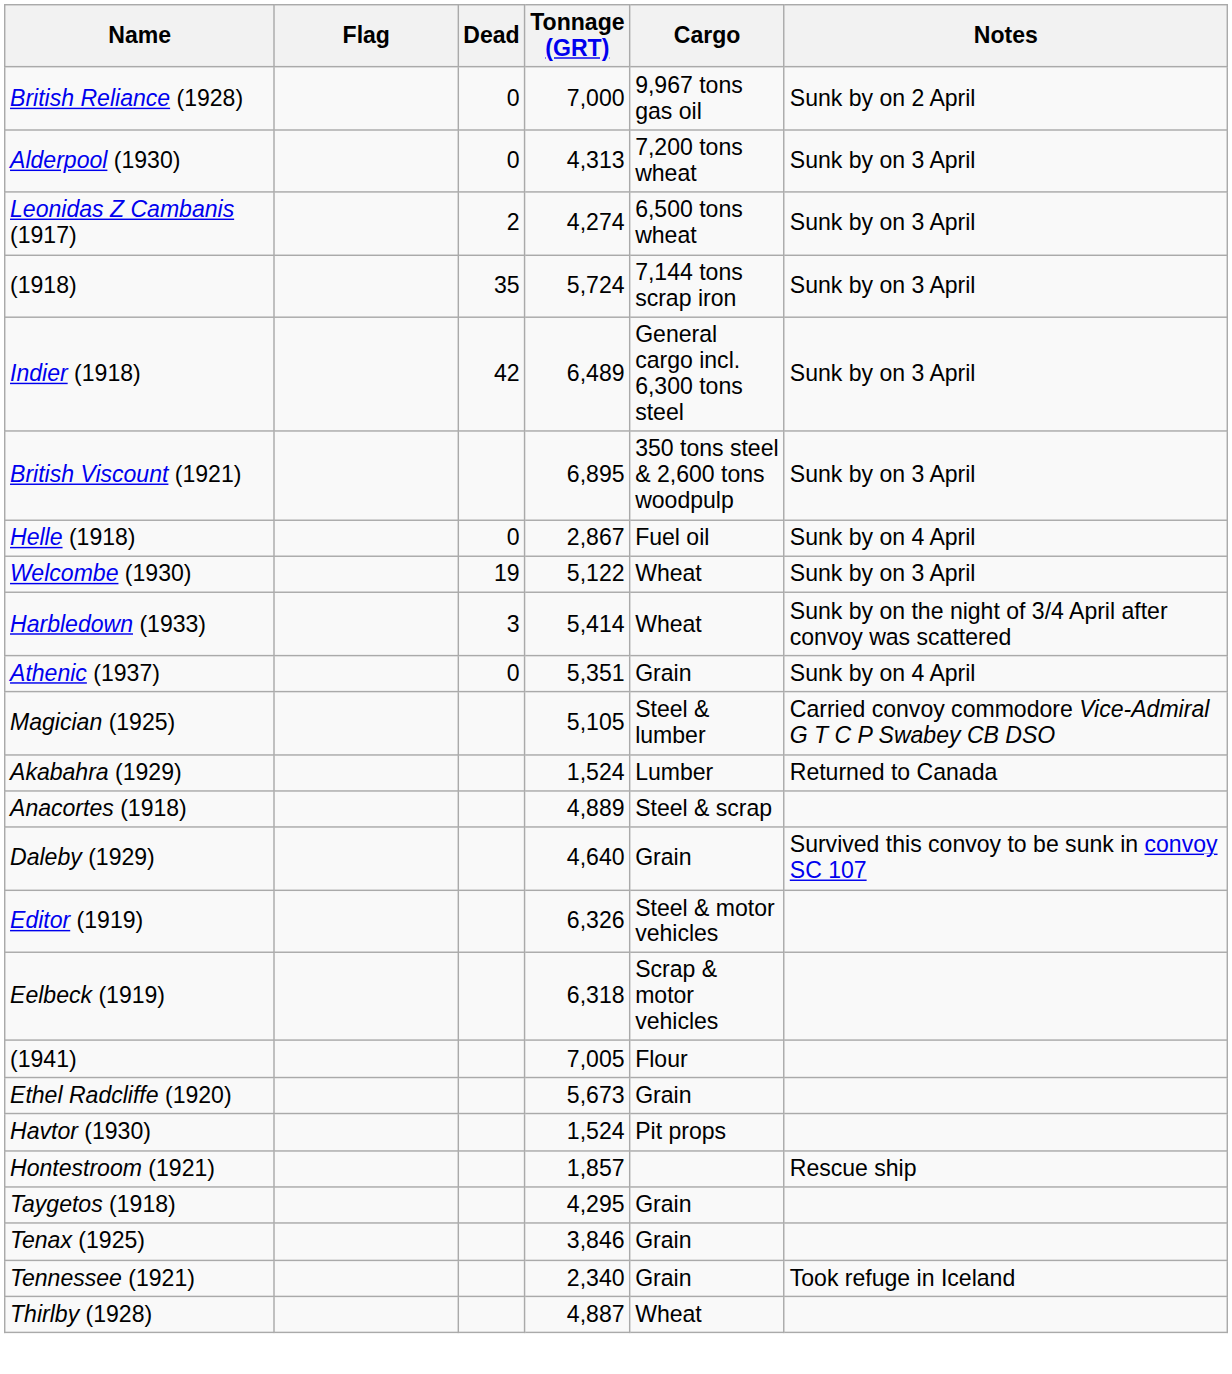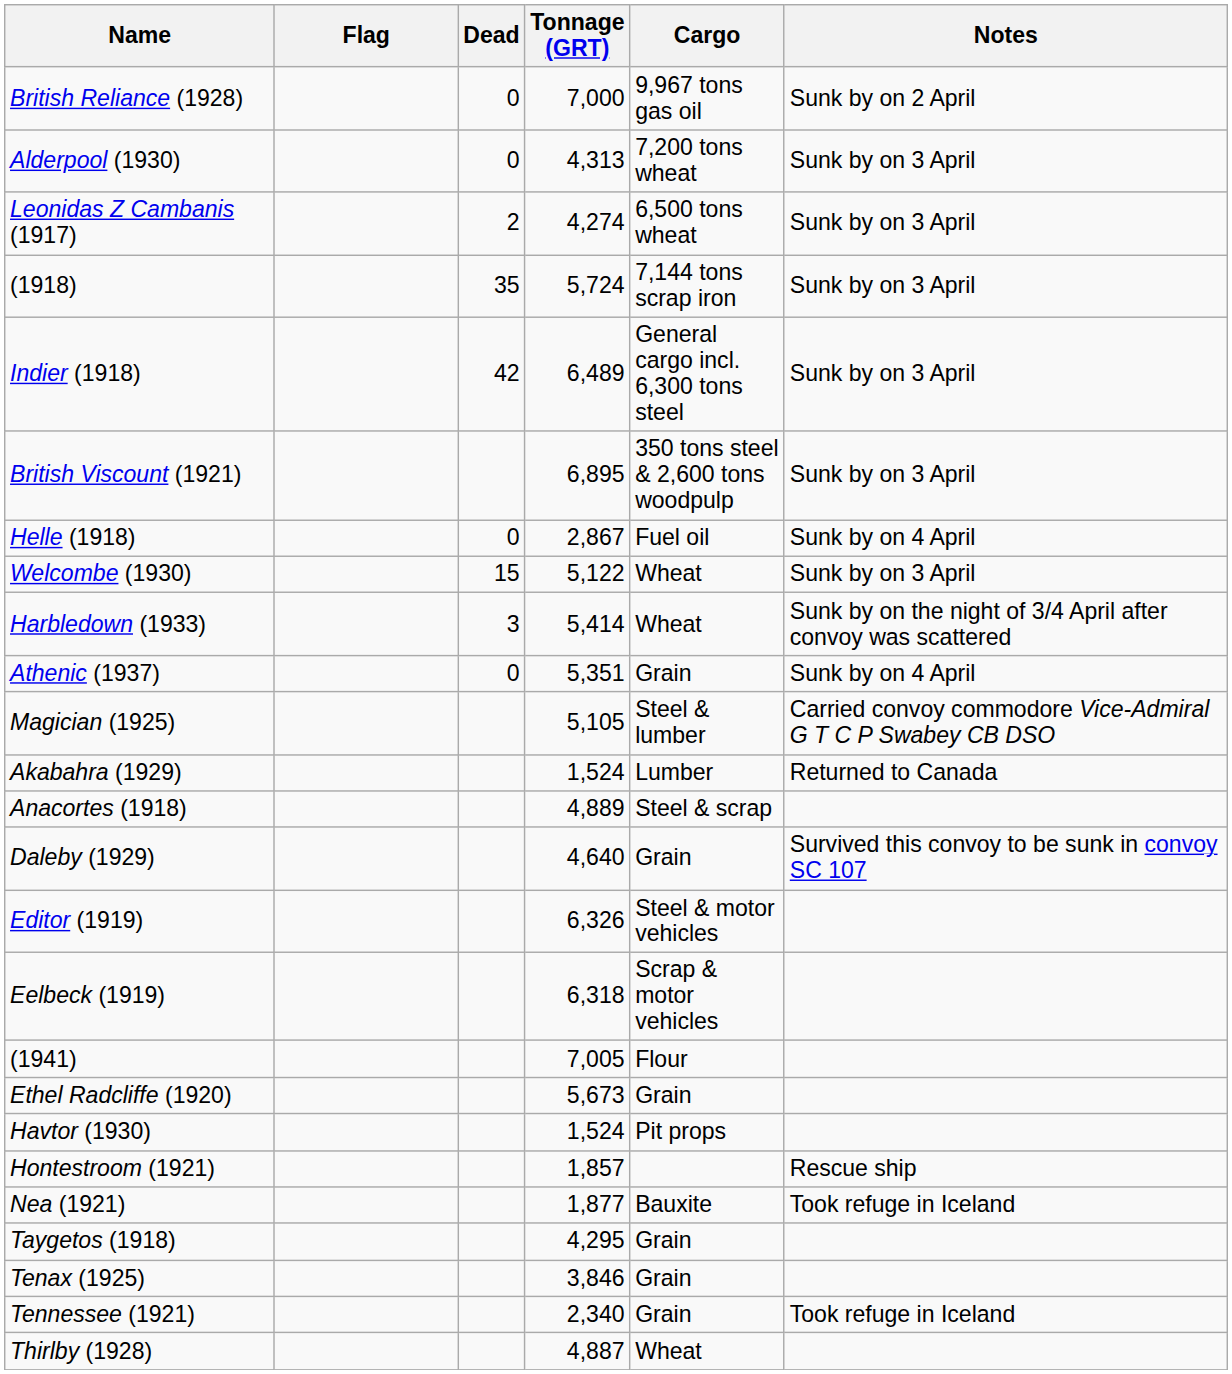(507, 574) 19 -> (507, 574) 15
+ row: (68, 1204)
